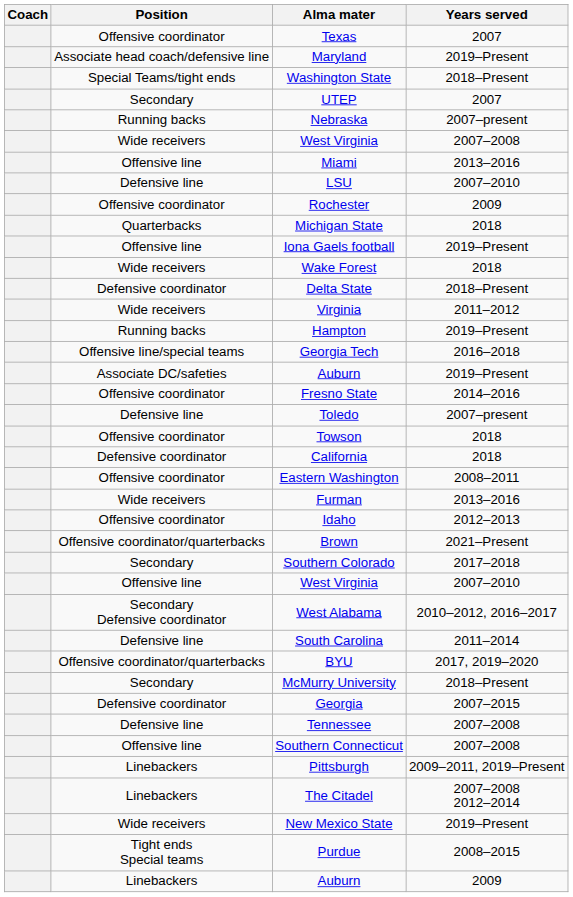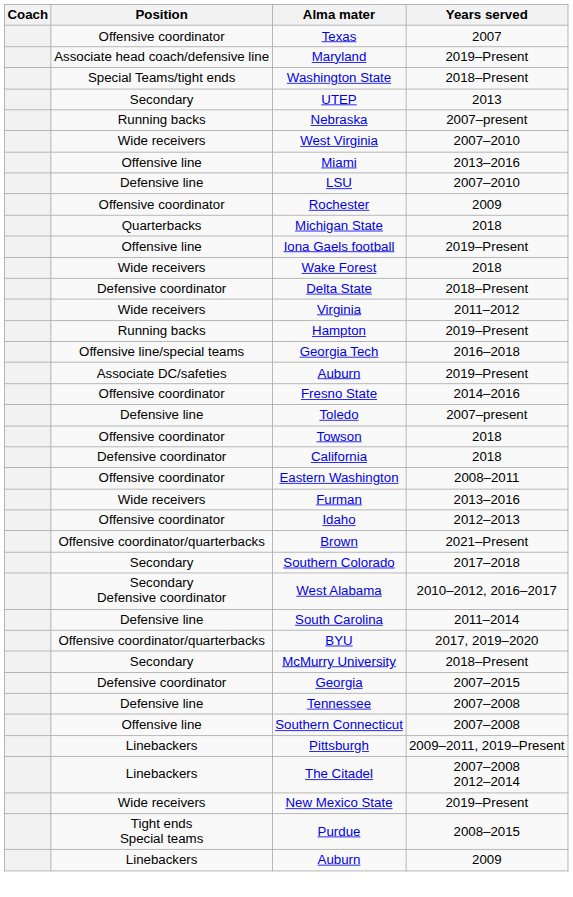(487, 99) 2007 -> (487, 99) 2013
(487, 141) 2007–2008 -> (487, 141) 2007–2010
- row: (162, 583)
